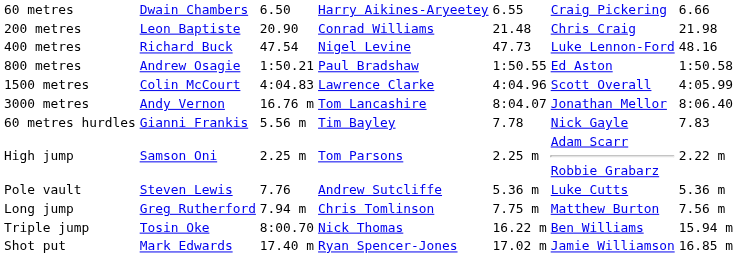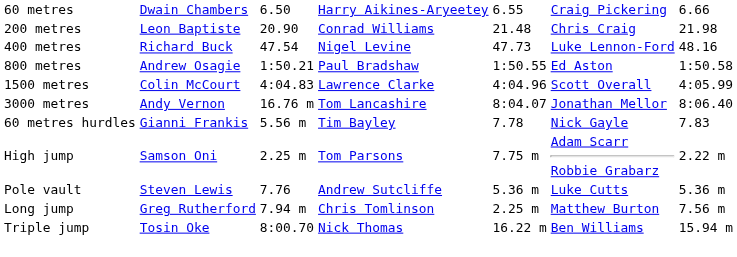(516, 156) 2.25 m -> (516, 156) 7.75 m
(516, 208) 7.75 m -> (516, 208) 2.25 m
- row: (35, 246)
